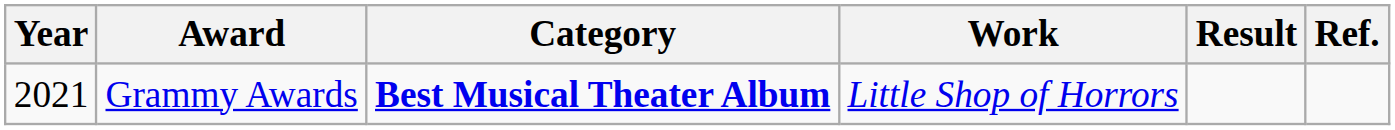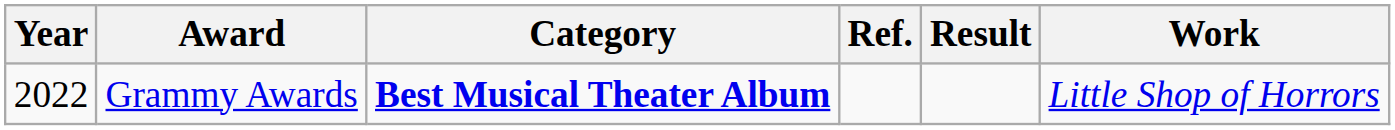columns swapped: (1013, 34) <-> (1347, 34)
(51, 93) 2021 -> (51, 93) 2022
